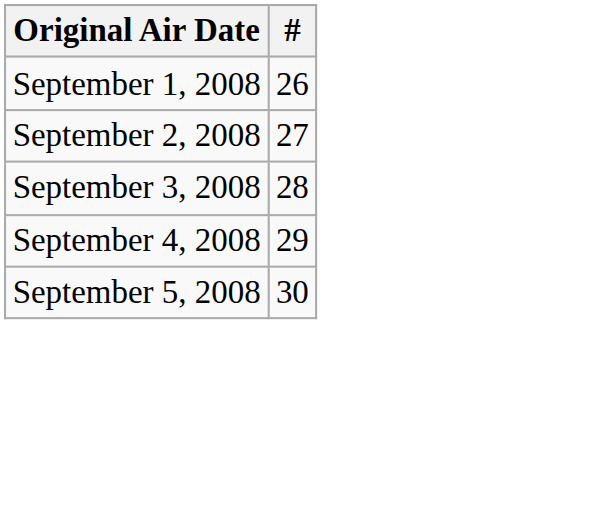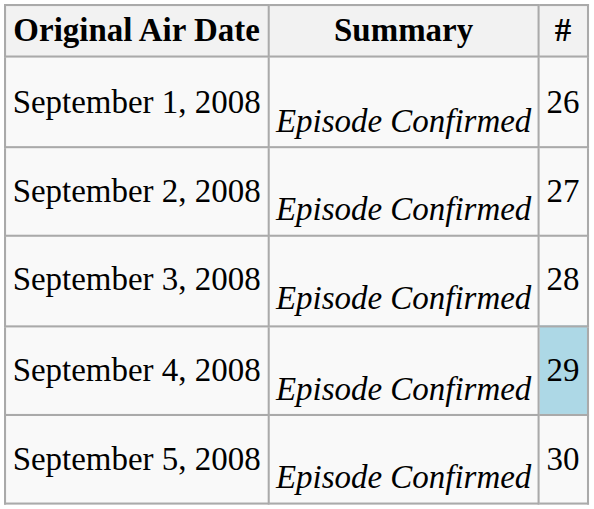+ column: (404, 30)
(292, 239) no background -> (563, 369) lightblue background
